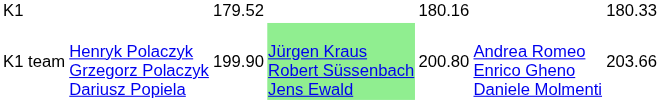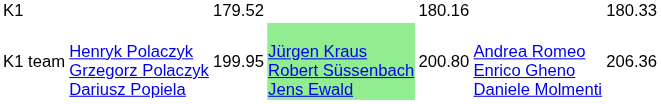(239, 61) 199.90 -> (239, 61) 199.95
(632, 61) 203.66 -> (632, 61) 206.36
